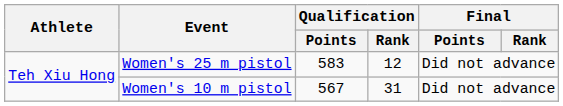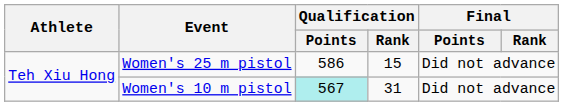(331, 64) 583 -> (331, 64) 586
(393, 64) 12 -> (393, 64) 15
(331, 89) no background -> (331, 89) paleturquoise background
